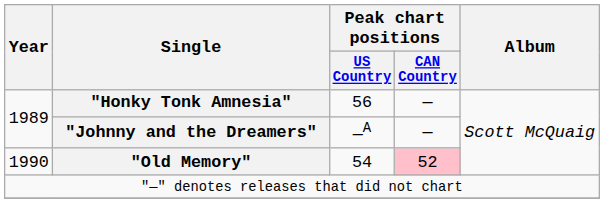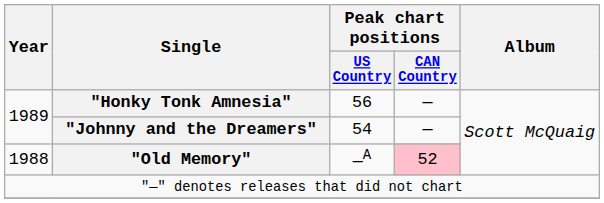(362, 132) —A -> (362, 130) 54
(29, 162) 1990 -> (29, 160) 1988
(362, 162) 54 -> (362, 160) —A
